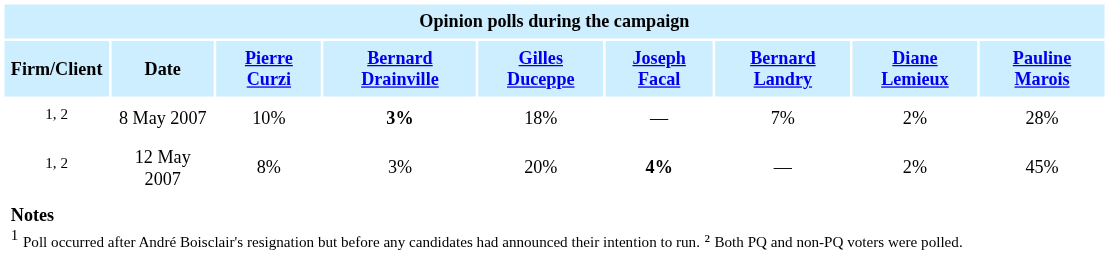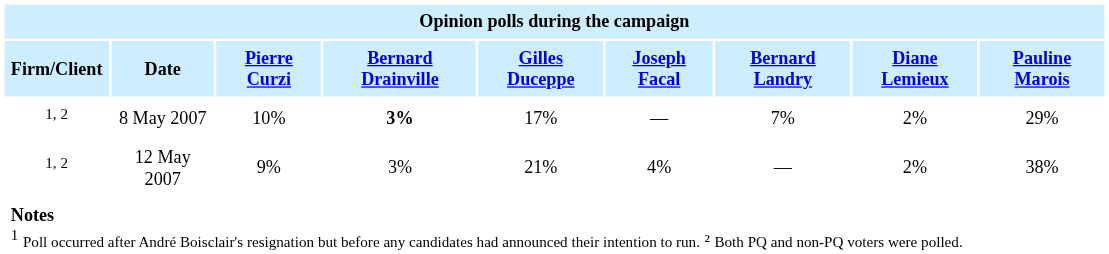(541, 118) 18% -> (541, 118) 17%
(1042, 118) 28% -> (1042, 118) 29%
(269, 167) 8% -> (269, 167) 9%
(541, 167) 20% -> (541, 167) 21%
(659, 167) bold -> (659, 167) normal
(1042, 167) 45% -> (1042, 167) 38%
